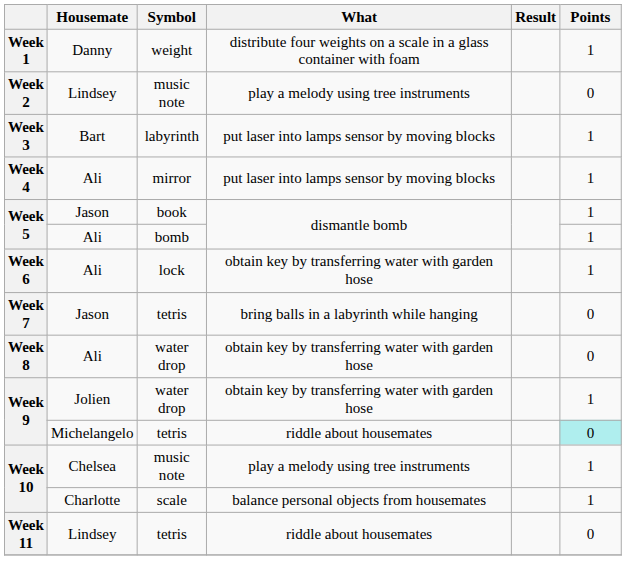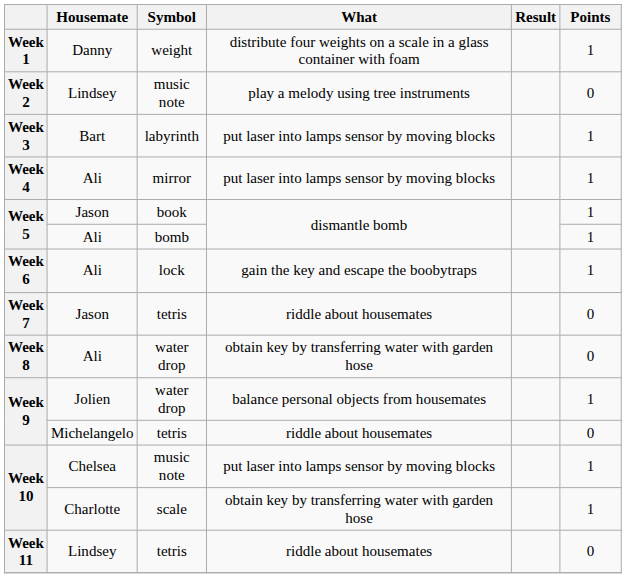(359, 270) obtain key by transferring water with garden hose -> (359, 270) gain the key and escape the boobytraps
(359, 313) bring balls in a labyrinth while hanging -> (359, 313) riddle about housemates
(359, 398) obtain key by transferring water with garden hose -> (359, 398) balance personal objects from housemates
(590, 432) paleturquoise background -> (590, 432) no background
(359, 466) play a melody using tree instruments -> (359, 466) put laser into lamps sensor by moving blocks
(359, 500) balance personal objects from housemates -> (359, 508) obtain key by transferring water with garden hose
